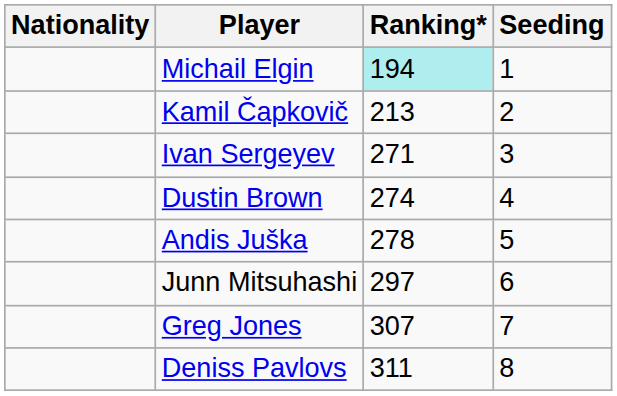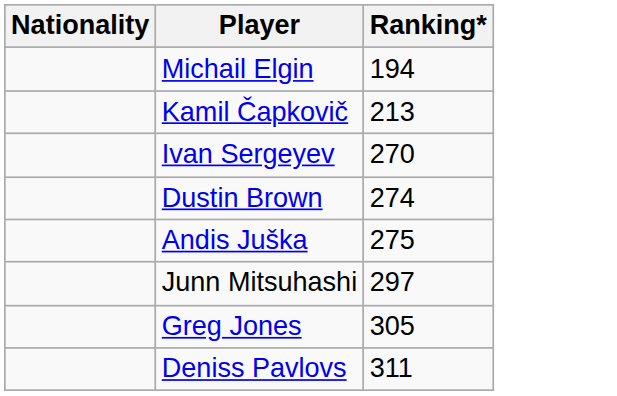- column: (552, 25)
(392, 68) paleturquoise background -> (392, 68) no background
(392, 154) 271 -> (392, 154) 270
(392, 240) 278 -> (392, 240) 275
(392, 326) 307 -> (392, 326) 305
